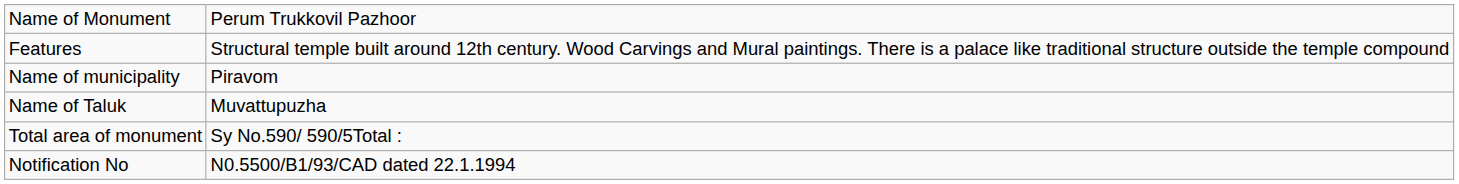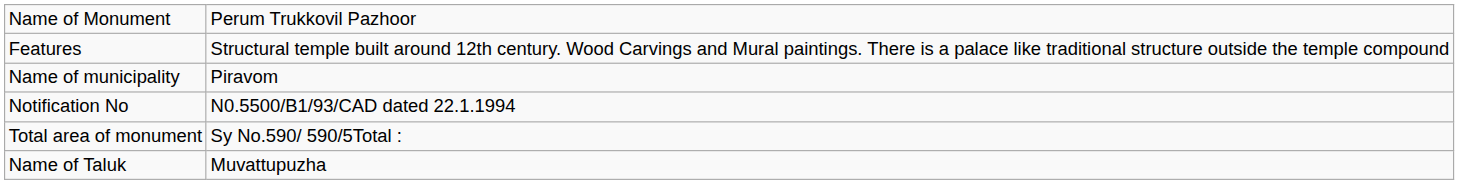rows swapped: (67, 106) <-> (69, 164)
